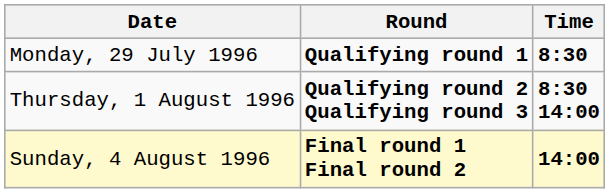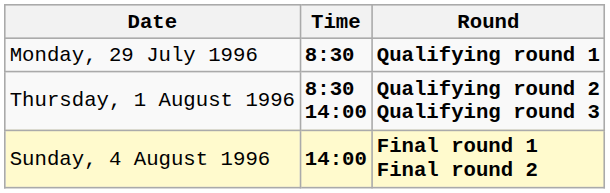columns swapped: (569, 22) <-> (416, 22)
